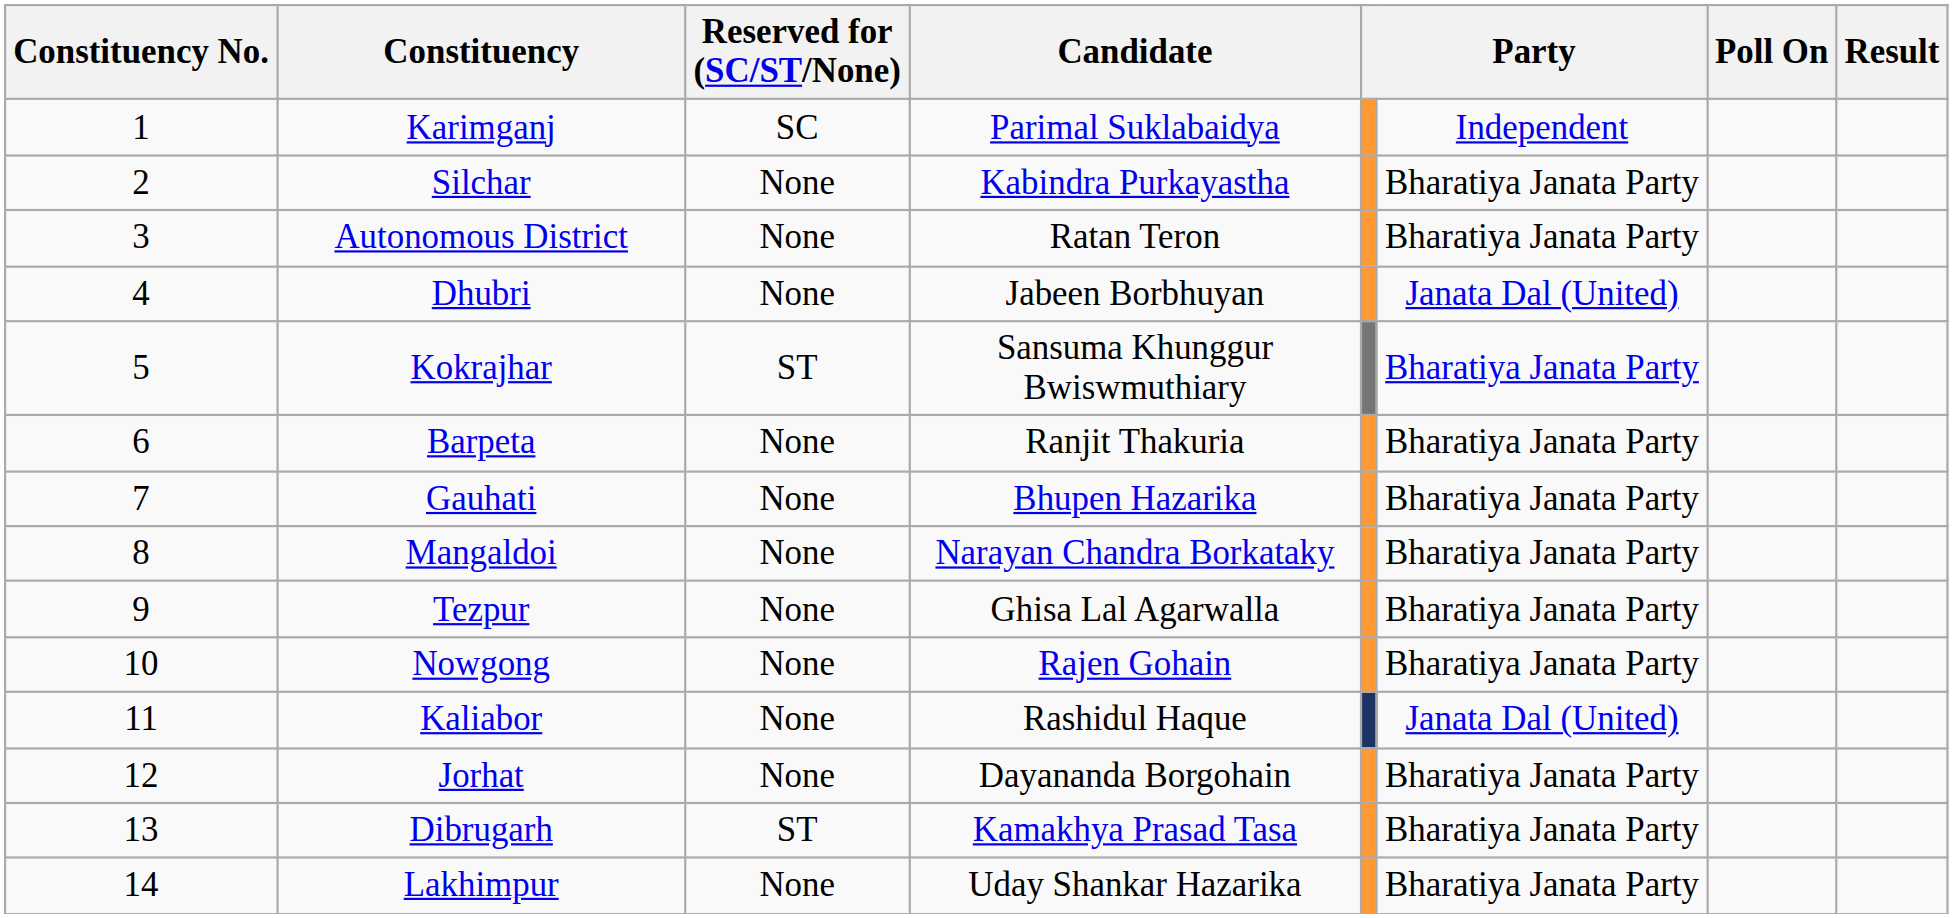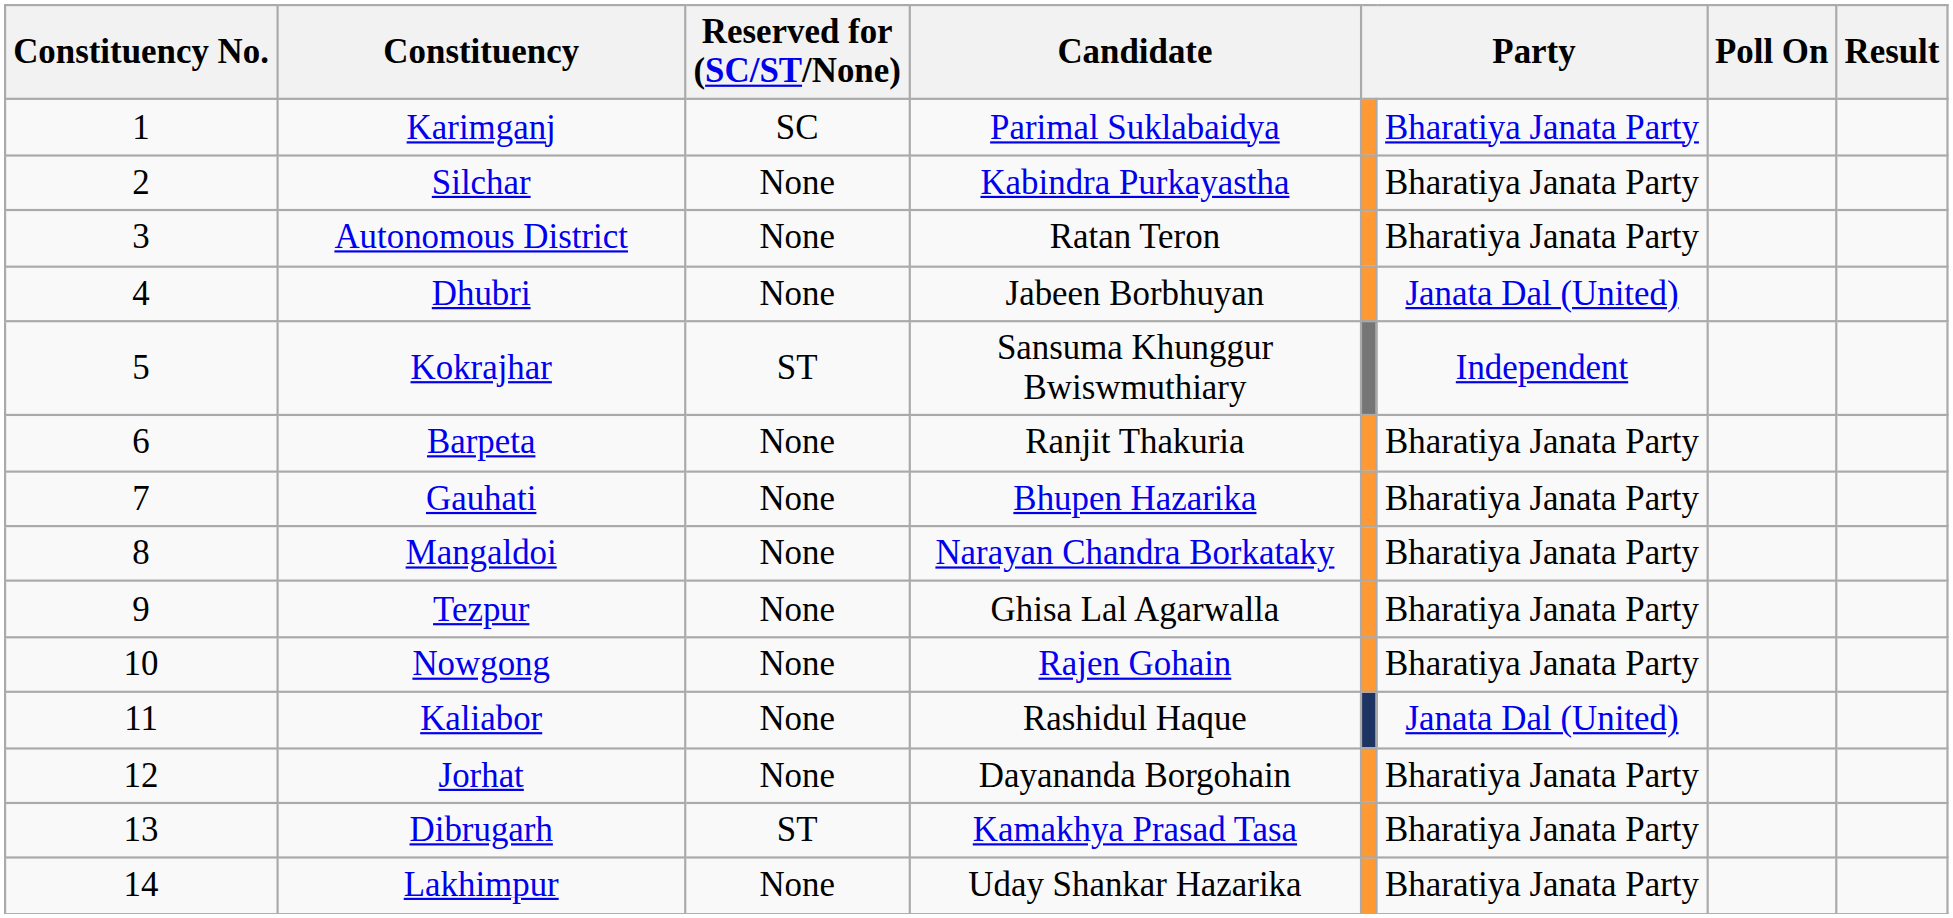(1542, 126) Independent -> (1542, 126) Bharatiya Janata Party
(1542, 367) Bharatiya Janata Party -> (1542, 367) Independent
